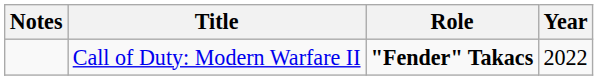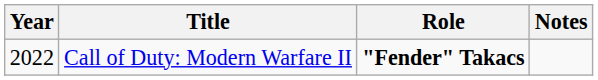columns swapped: (565, 22) <-> (36, 22)
